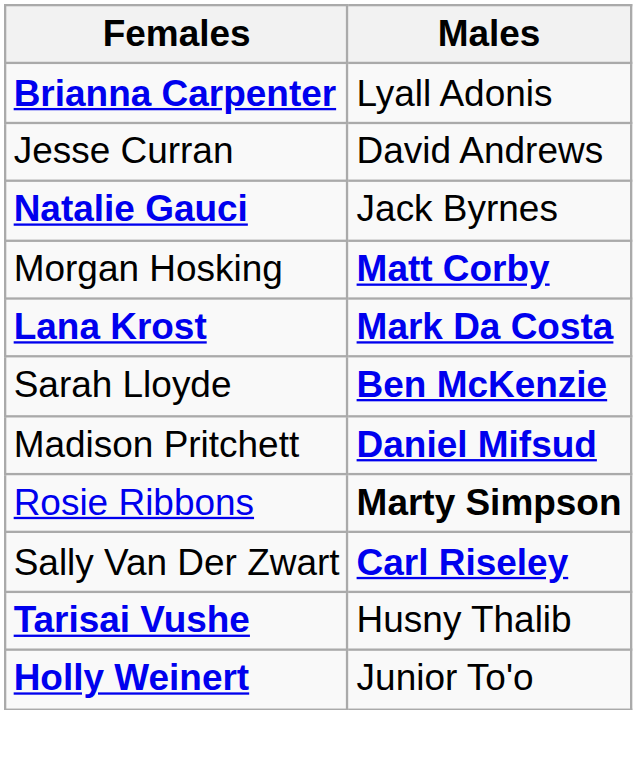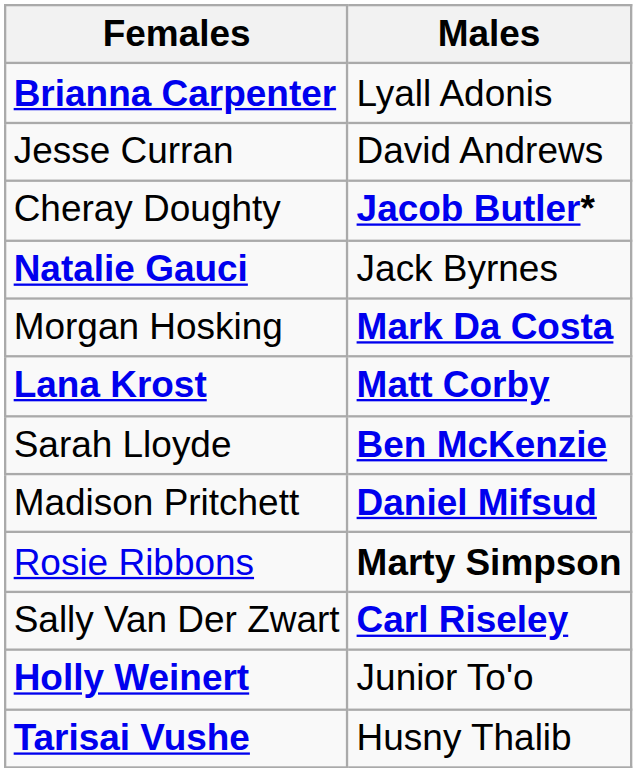+ row: (147, 209)
(453, 268) Matt Corby -> (485, 326) Mark Da Costa
(485, 326) Mark Da Costa -> (453, 385) Matt Corby
rows swapped: (132, 619) <-> (131, 678)
